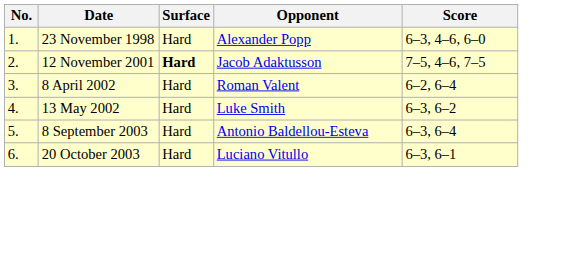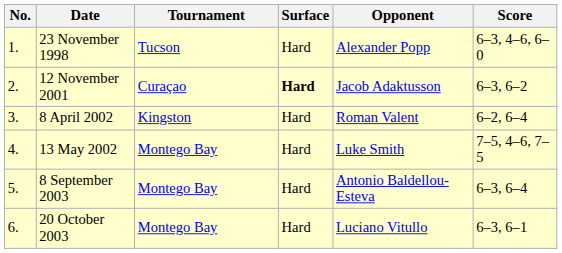+ column: (206, 16)
(445, 62) 7–5, 4–6, 7–5 -> (502, 86) 6–3, 6–2
(431, 108) 6–3, 6–2 -> (513, 149) 7–5, 4–6, 7–5
